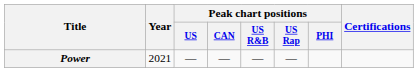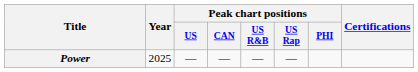(160, 58) 2021 -> (160, 58) 2025
